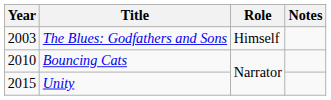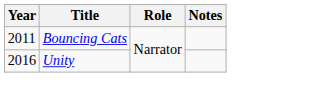- row: (135, 38)
(22, 60) 2010 -> (22, 38) 2011
(22, 83) 2015 -> (22, 60) 2016
